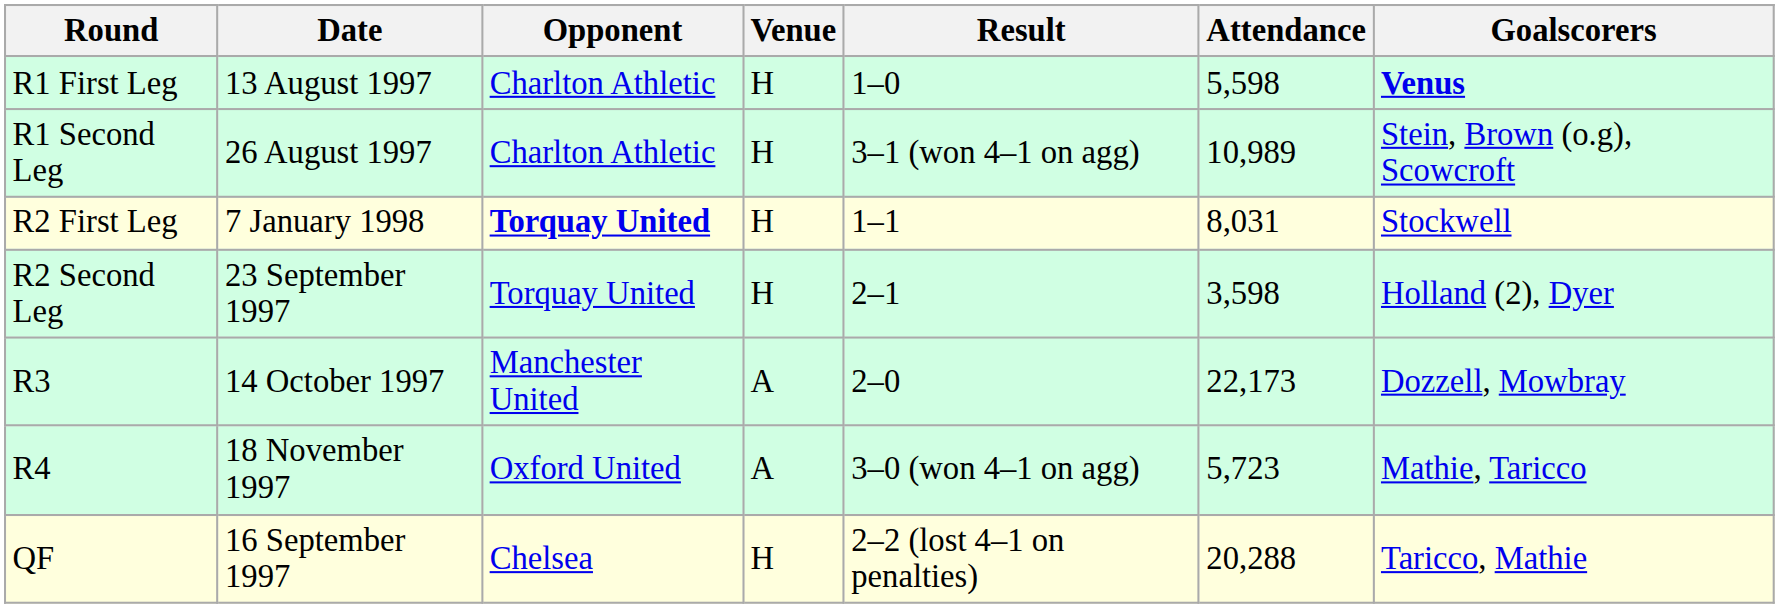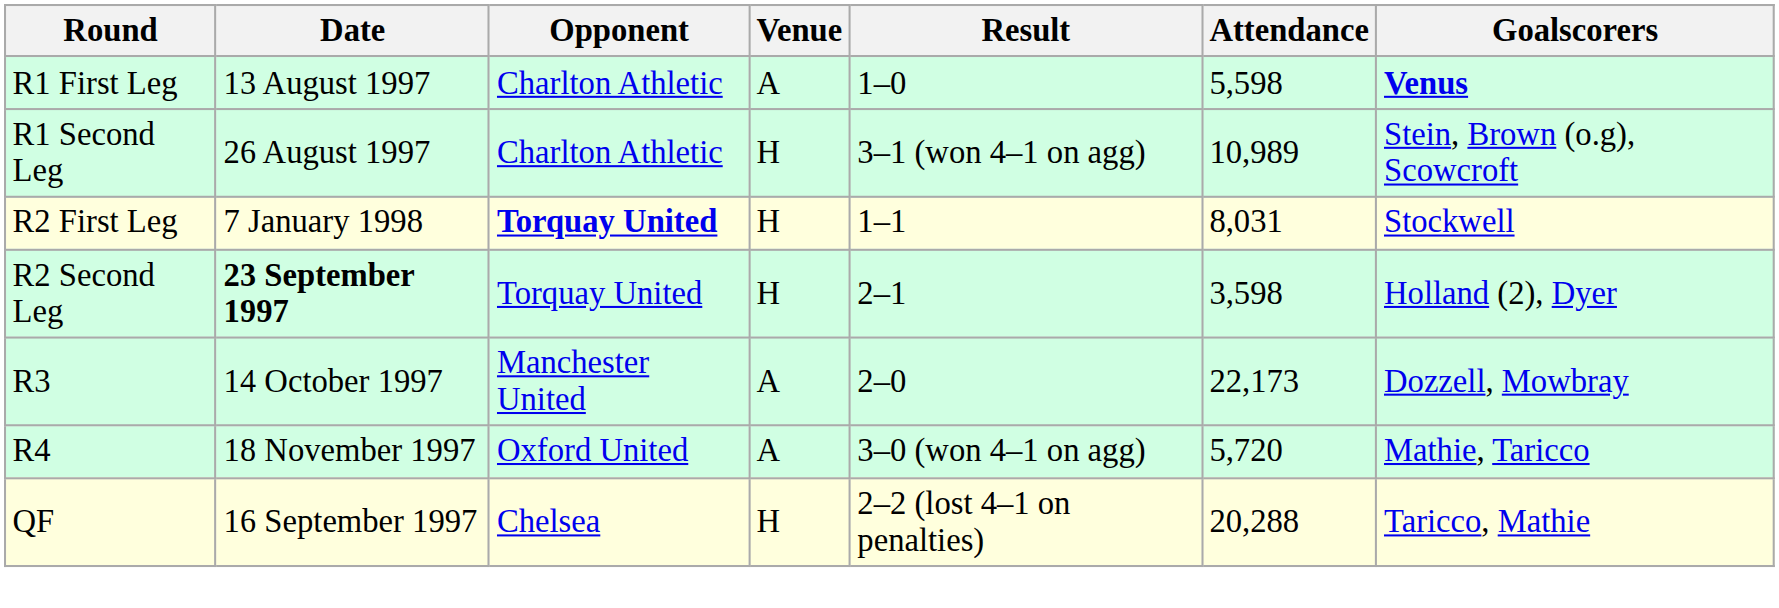(762, 82) H -> (768, 82) A
(315, 292) normal -> (319, 292) bold
(1243, 469) 5,723 -> (1246, 451) 5,720
